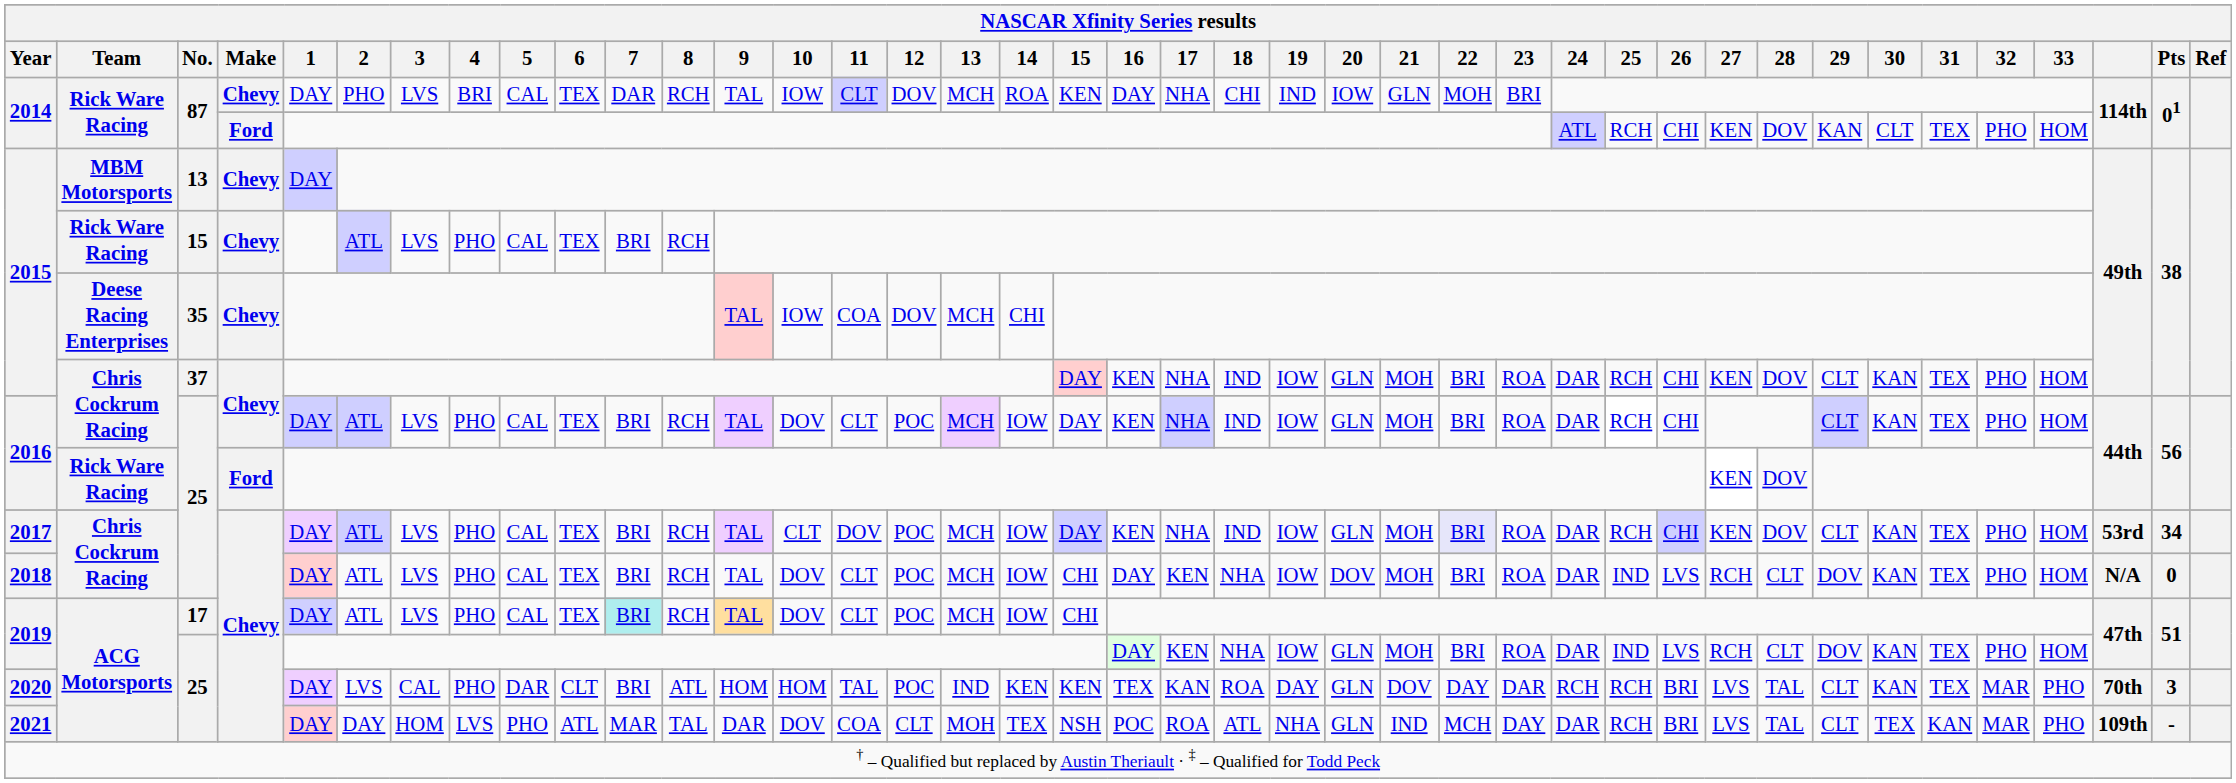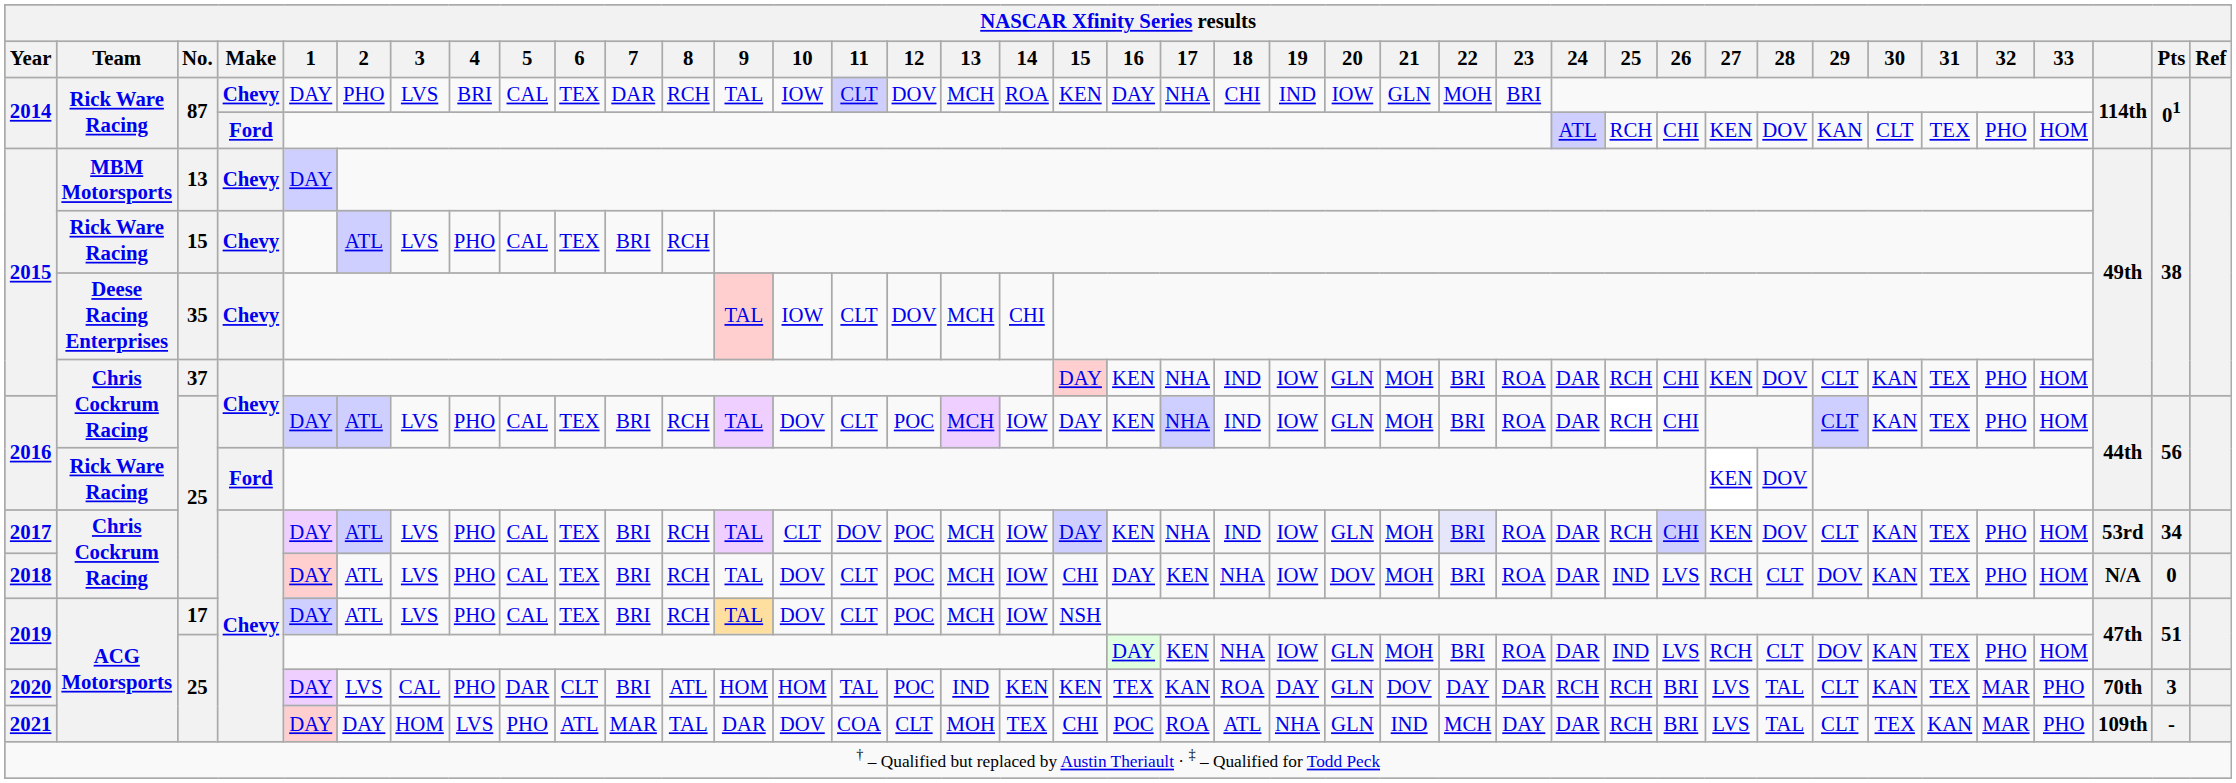(859, 316) COA -> (859, 316) CLT
(633, 615) paleturquoise background -> (633, 615) no background
(1080, 615) CHI -> (1080, 615) NSH
(1080, 723) NSH -> (1080, 723) CHI
